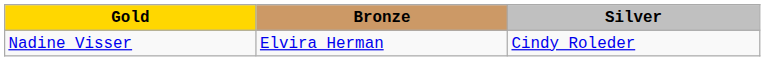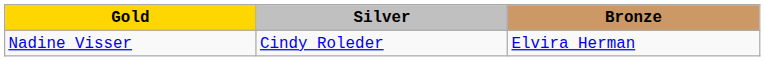columns swapped: (633, 18) <-> (382, 18)
